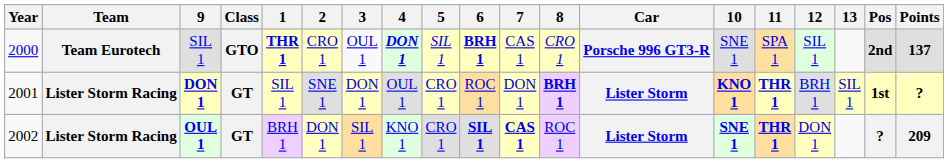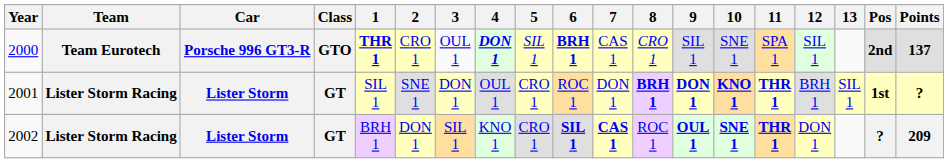columns swapped: (647, 16) <-> (201, 16)
